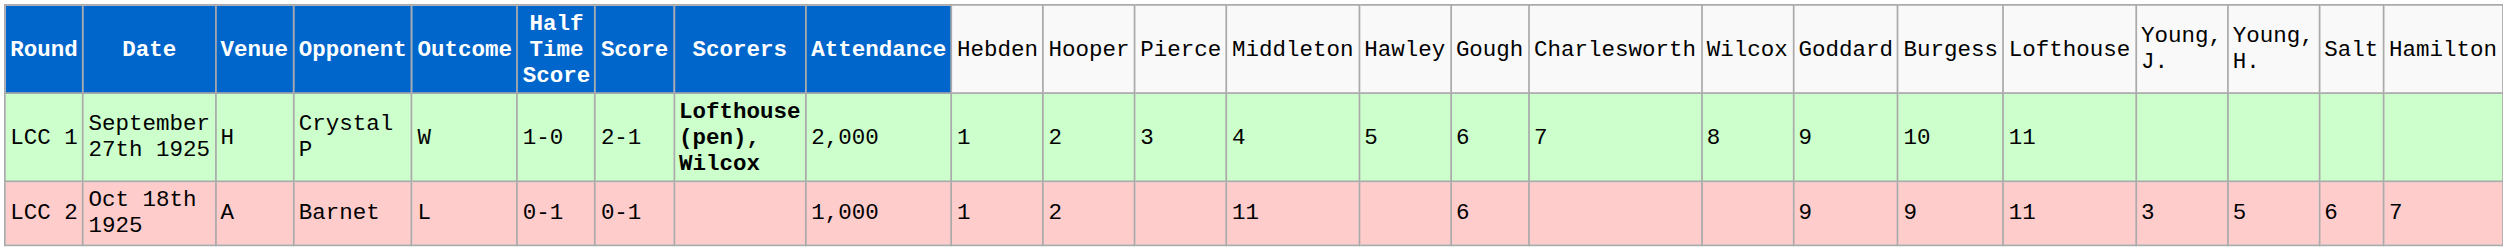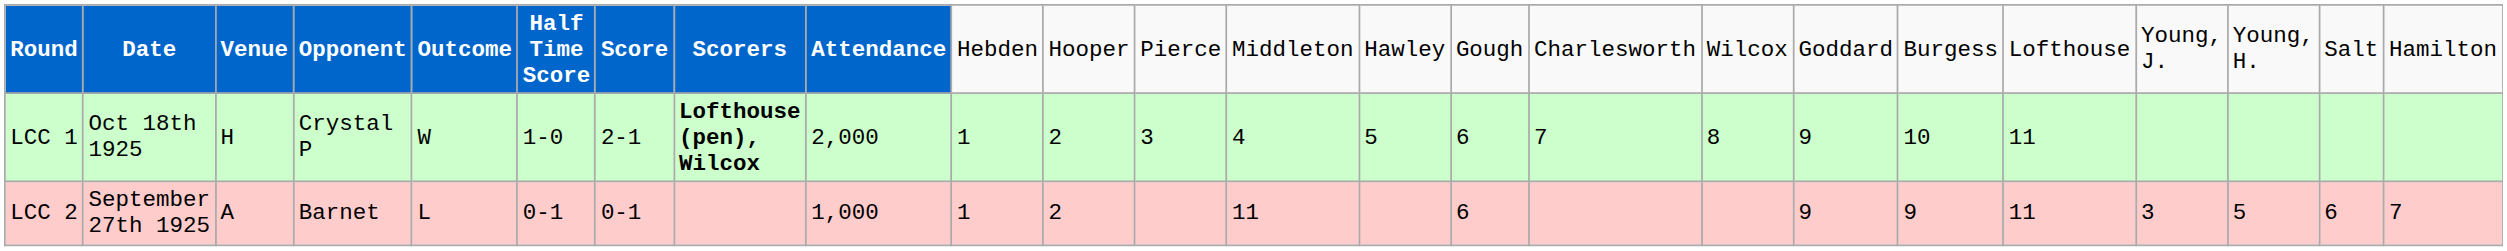(149, 138) September 27th 1925 -> (142, 138) Oct 18th 1925
(142, 213) Oct 18th 1925 -> (149, 213) September 27th 1925
